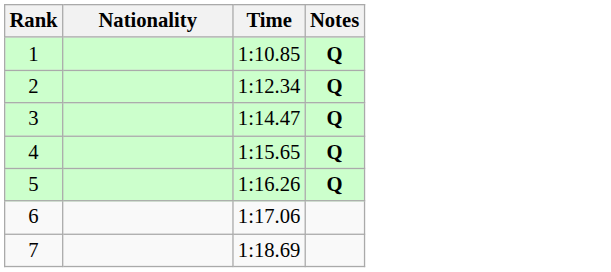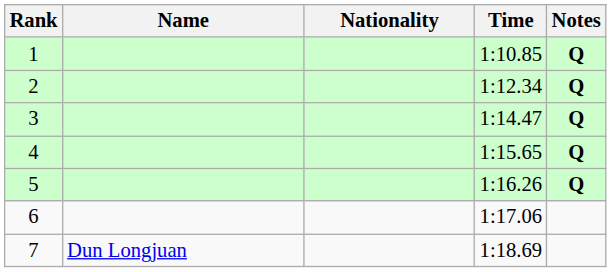+ column: (183, 20)
